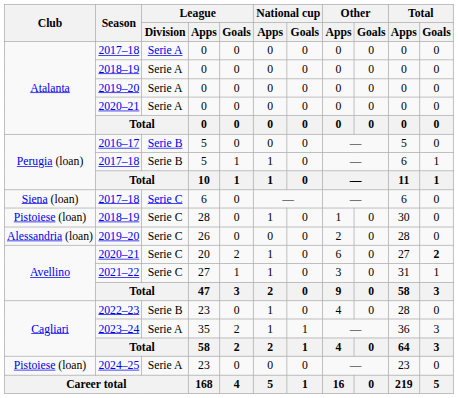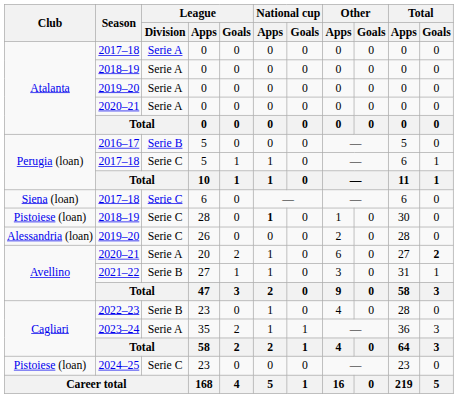(165, 161) Serie B -> (165, 161) Serie C
(270, 217) normal -> (270, 217) bold
(165, 254) Serie C -> (165, 254) Serie A
(165, 273) Serie C -> (165, 273) Serie B
(165, 365) Serie A -> (165, 365) Serie C
